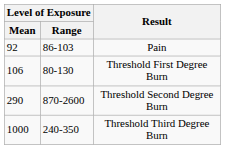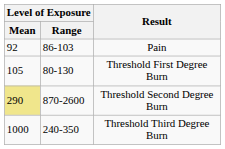(15, 71) 106 -> (15, 71) 105
(15, 100) no background -> (15, 100) khaki background
